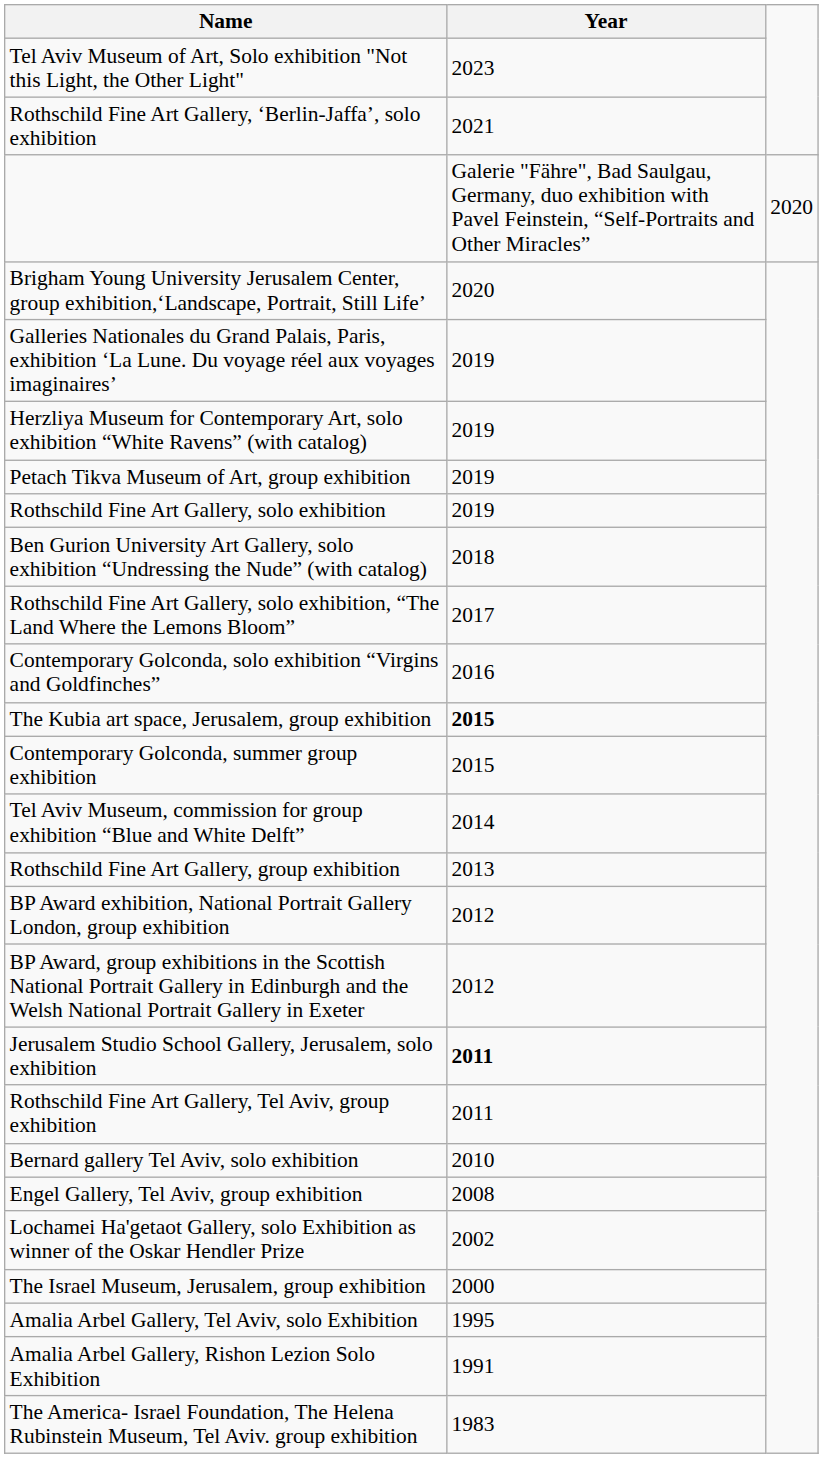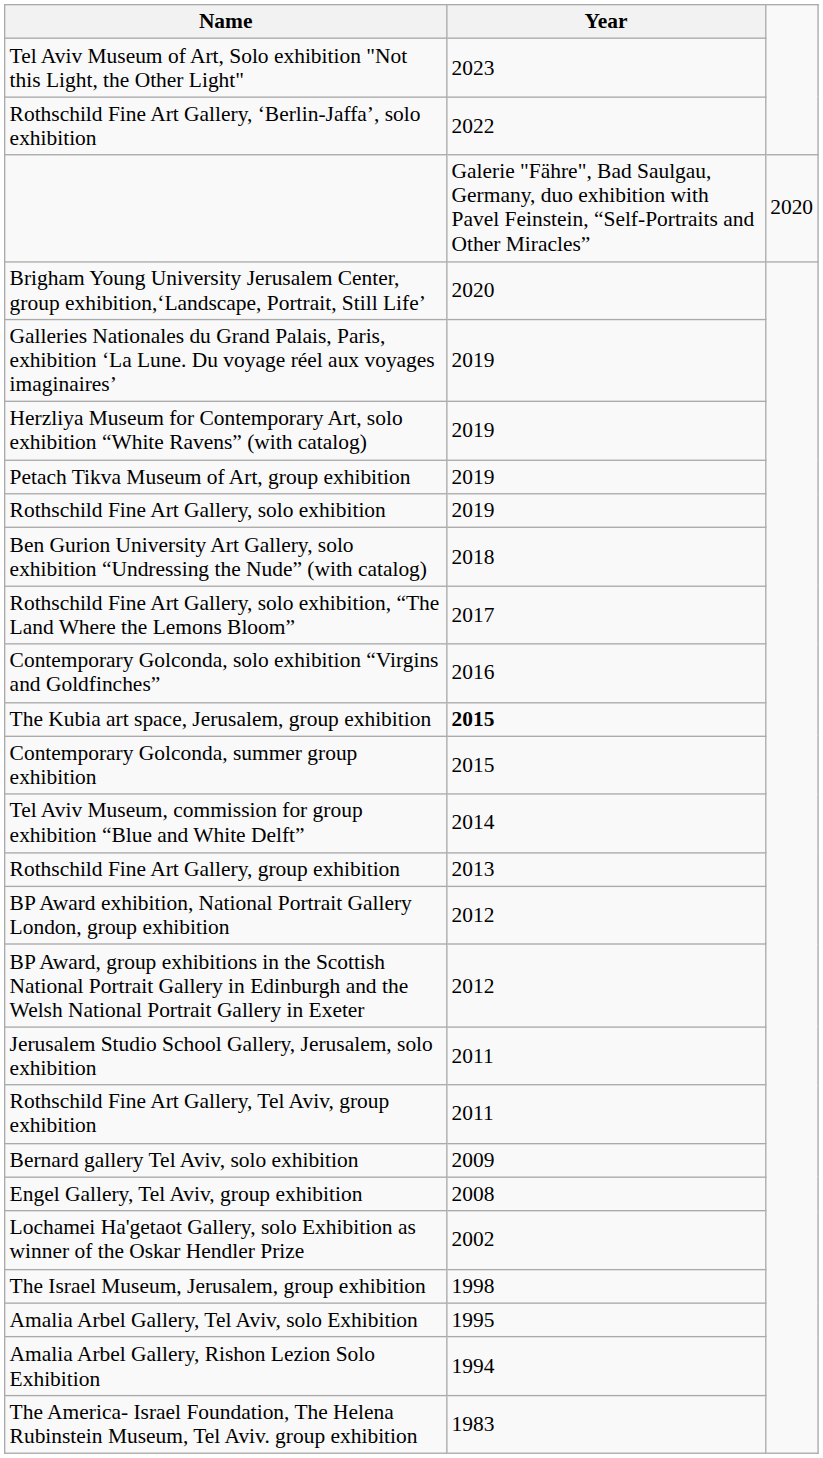(473, 125) 2021 -> (473, 125) 2022
(472, 1055) bold -> (473, 1055) normal
(473, 1159) 2010 -> (473, 1159) 2009
(473, 1285) 2000 -> (473, 1285) 1998
(473, 1366) 1991 -> (473, 1366) 1994
